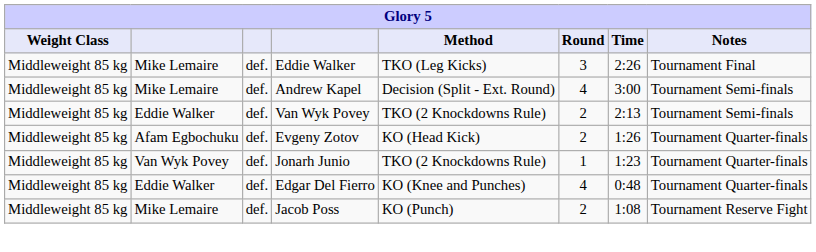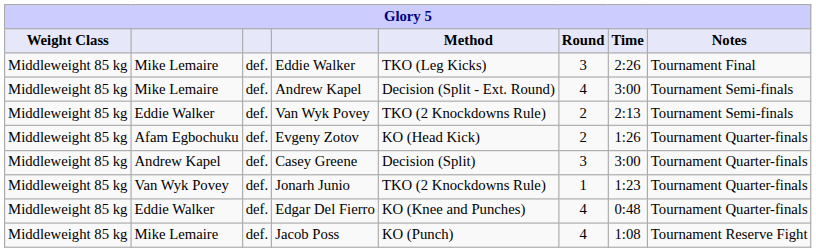+ row: (316, 161)
(583, 210) 2 -> (583, 234) 4
